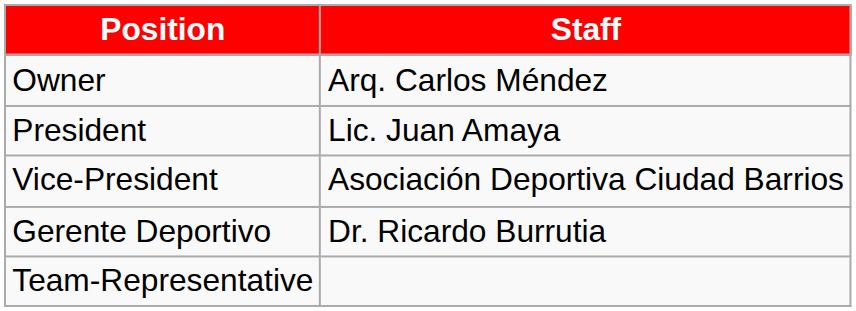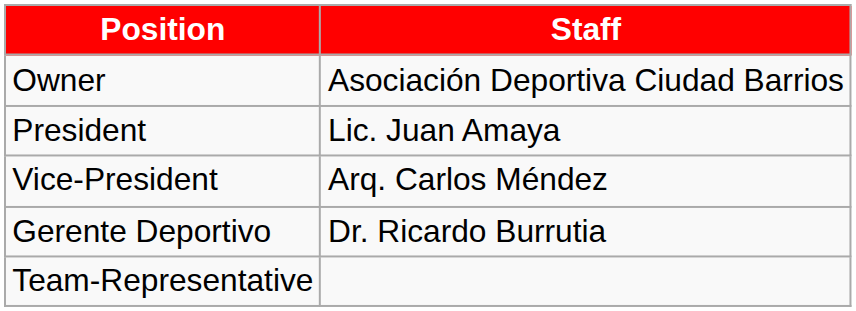(468, 79) Arq. Carlos Méndez -> (586, 79) Asociación Deportiva Ciudad Barrios
(586, 180) Asociación Deportiva Ciudad Barrios -> (468, 180) Arq. Carlos Méndez
